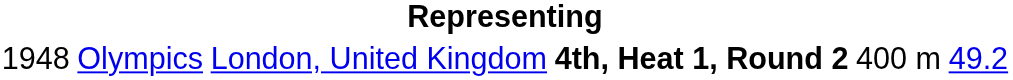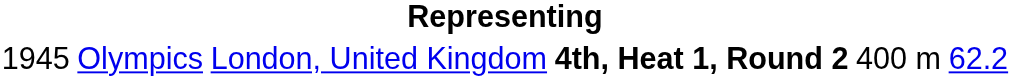(36, 59) 1948 -> (36, 59) 1945
(978, 59) 49.2 -> (978, 59) 62.2
